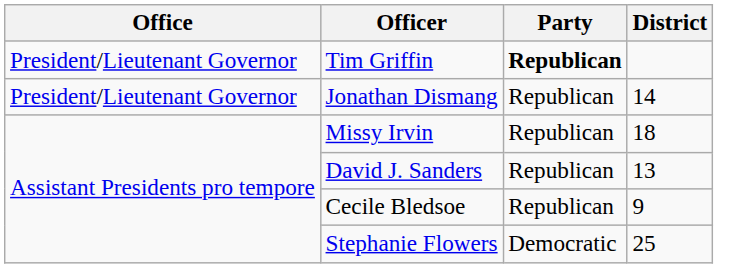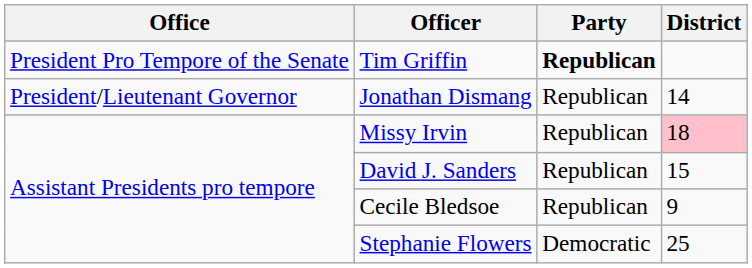(153, 59) President/Lieutenant Governor -> (179, 59) President Pro Tempore of the Senate
(644, 133) no background -> (678, 133) pink background
(644, 170) 13 -> (678, 170) 15
